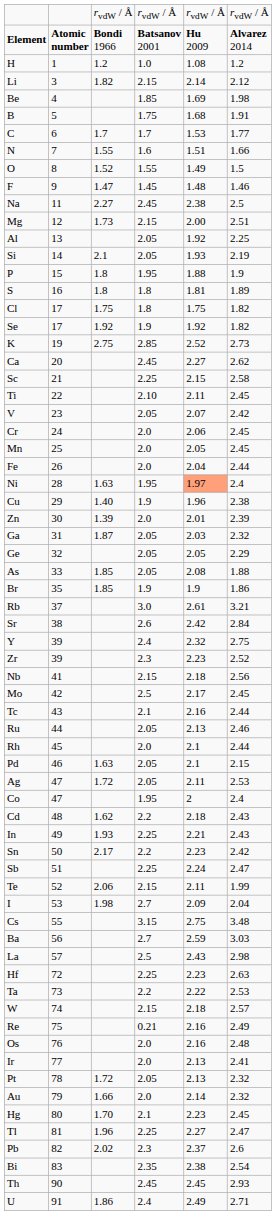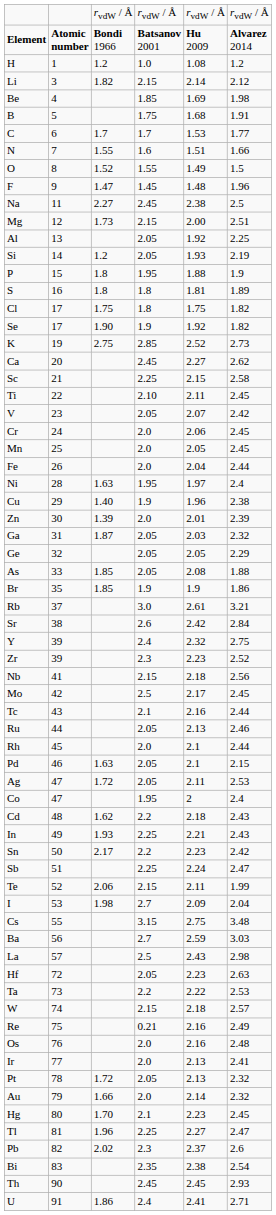(240, 186) 1.46 -> (240, 186) 1.96
(101, 256) 2.1 -> (101, 256) 1.2
(103, 326) 1.92 -> (103, 326) 1.90
(196, 483) lightsalmon background -> (196, 483) no background
(147, 974) 2.25 -> (147, 974) 2.05
(196, 1201) 2.49 -> (196, 1201) 2.41
